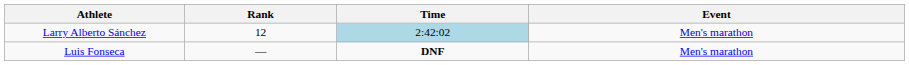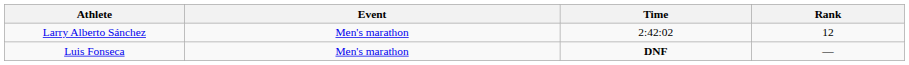columns swapped: (716, 14) <-> (261, 14)
(433, 32) lightblue background -> (656, 32) no background
